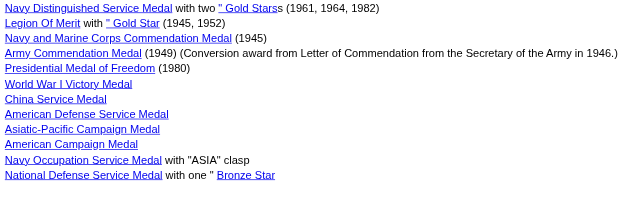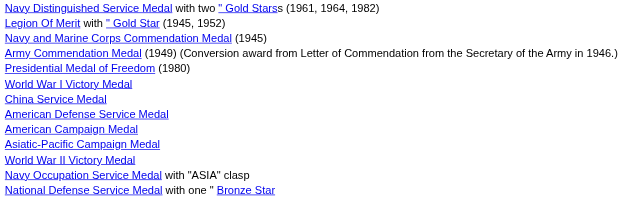rows swapped: (71, 145) <-> (82, 129)
+ row: (70, 160)
